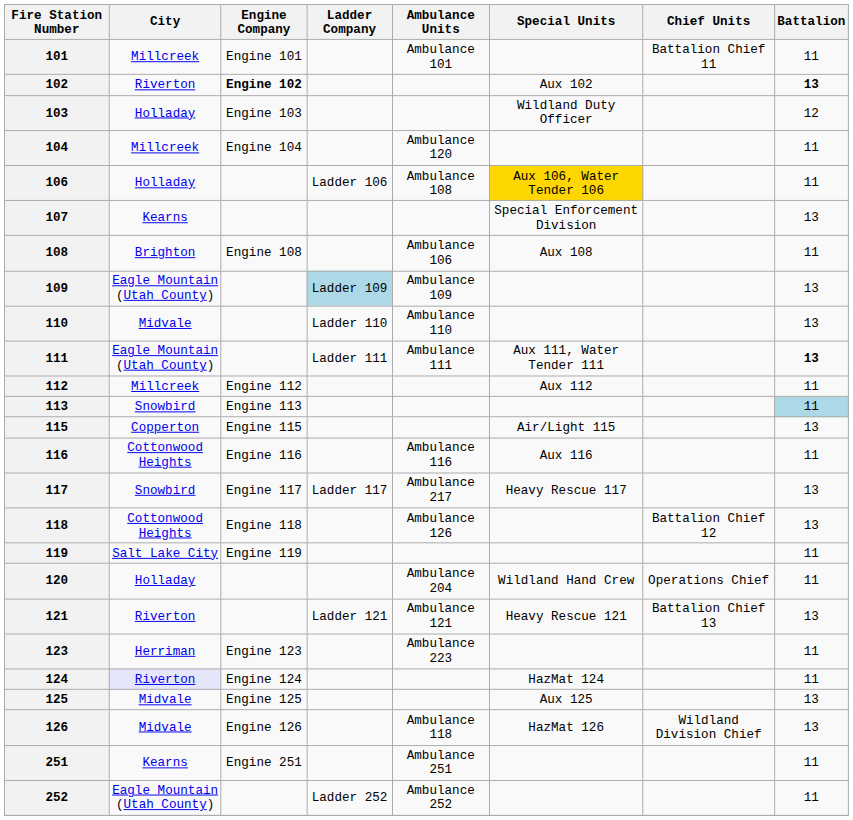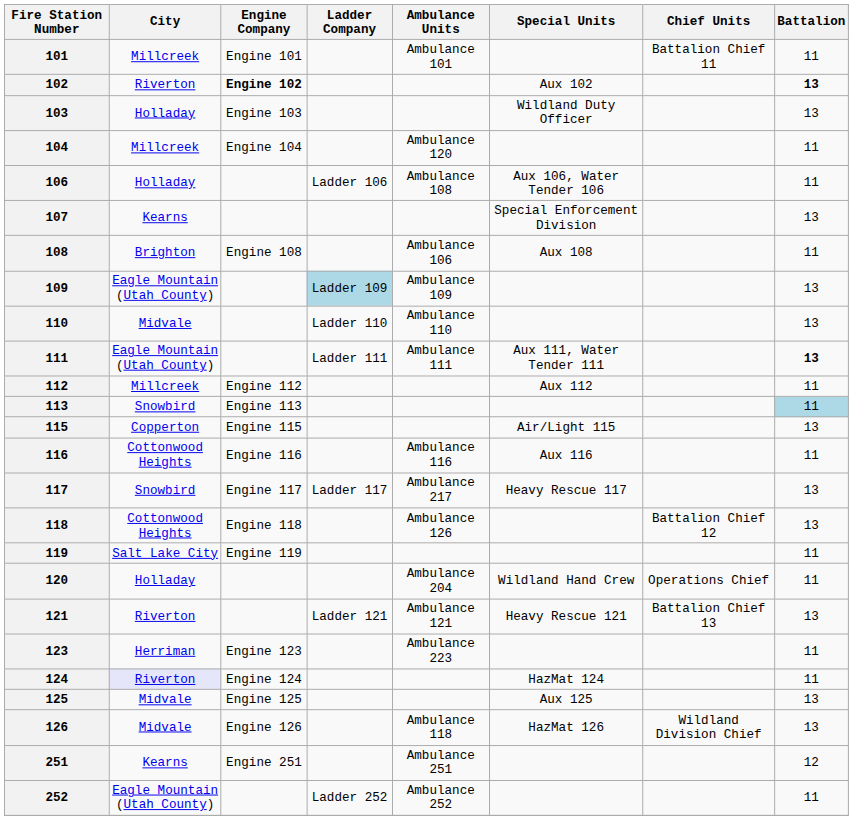(811, 113) 12 -> (811, 113) 13
(566, 183) gold background -> (566, 183) no background
(811, 763) 11 -> (811, 763) 12
